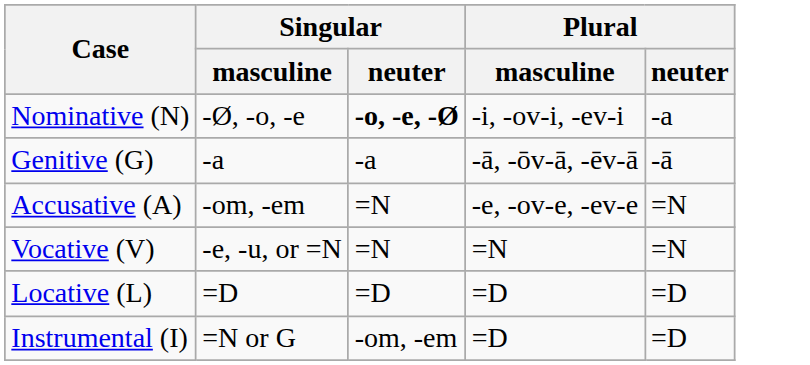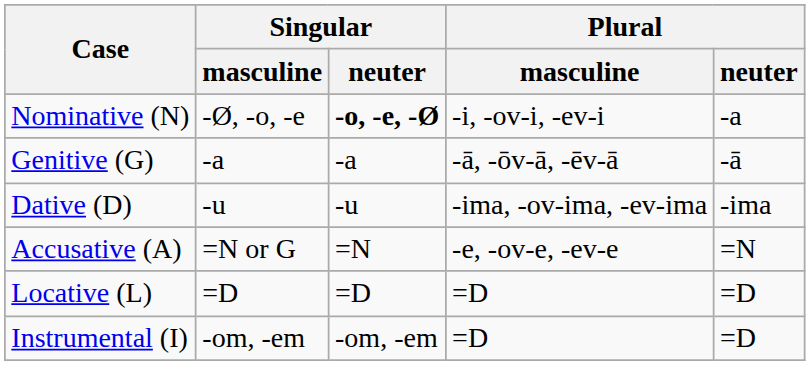+ row: (72, 204)
(254, 204) -om, -em -> (249, 248) =N or G
- row: (83, 248)
(249, 337) =N or G -> (254, 337) -om, -em
